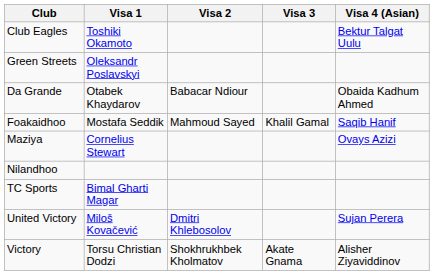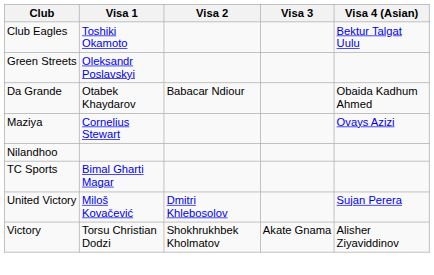- row: (36, 122)
